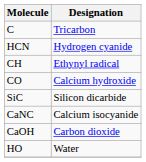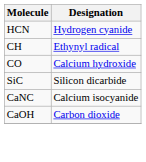- row: (10, 30)
- row: (15, 149)
